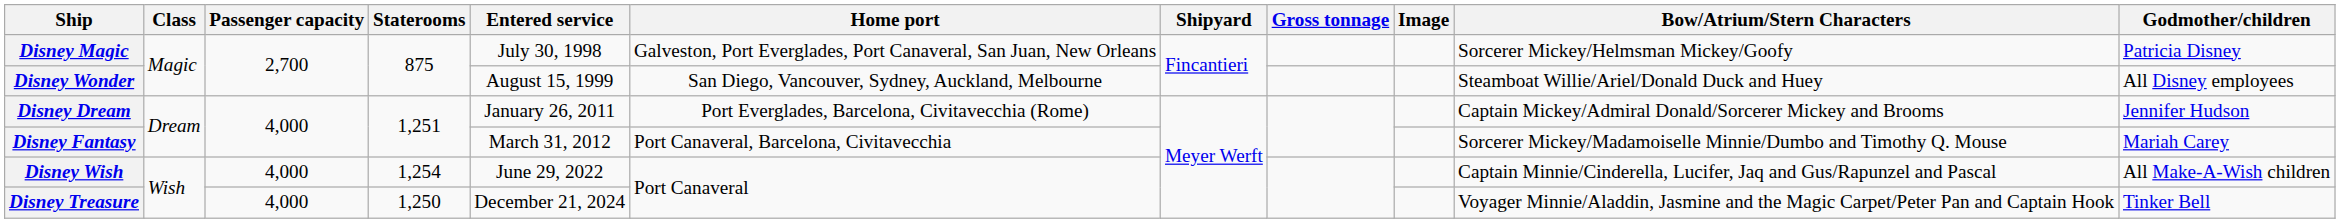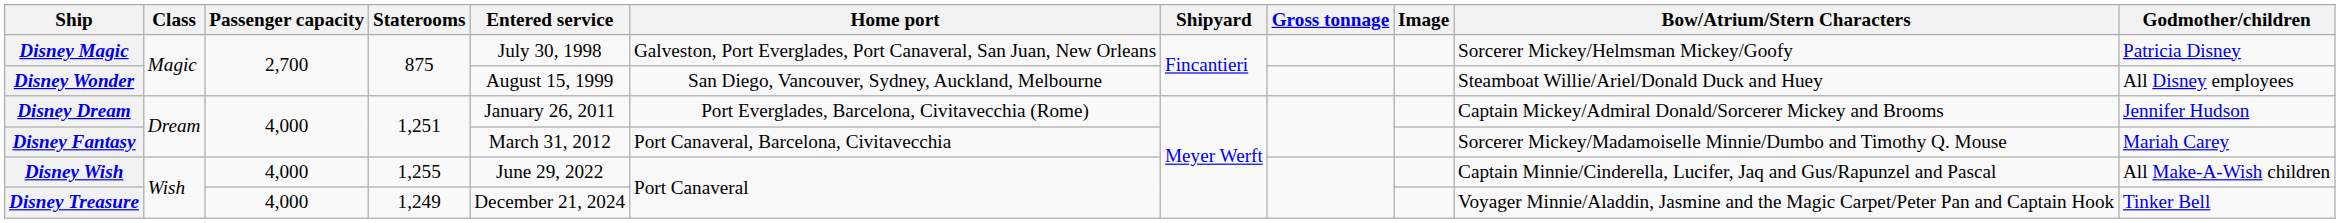(419, 171) 1,254 -> (419, 171) 1,255
(419, 202) 1,250 -> (419, 202) 1,249
